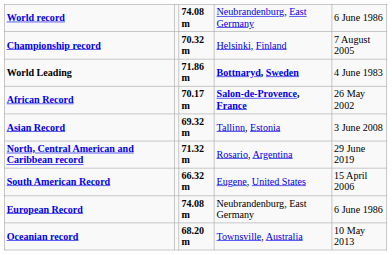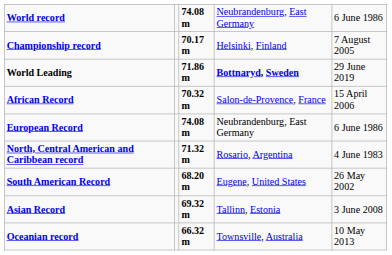(193, 45) 70.32 m -> (193, 45) 70.17 m
(358, 72) 4 June 1983 -> (350, 72) 29 June 2019
(193, 100) 70.17 m -> (193, 100) 70.32 m
(258, 100) bold -> (271, 100) normal
(350, 100) 26 May 2002 -> (351, 100) 15 April 2006
rows swapped: (36, 127) <-> (45, 209)
(350, 154) 29 June 2019 -> (358, 154) 4 June 1983
(193, 182) 66.32 m -> (193, 182) 68.20 m
(351, 182) 15 April 2006 -> (350, 182) 26 May 2002
(193, 236) 68.20 m -> (193, 236) 66.32 m
